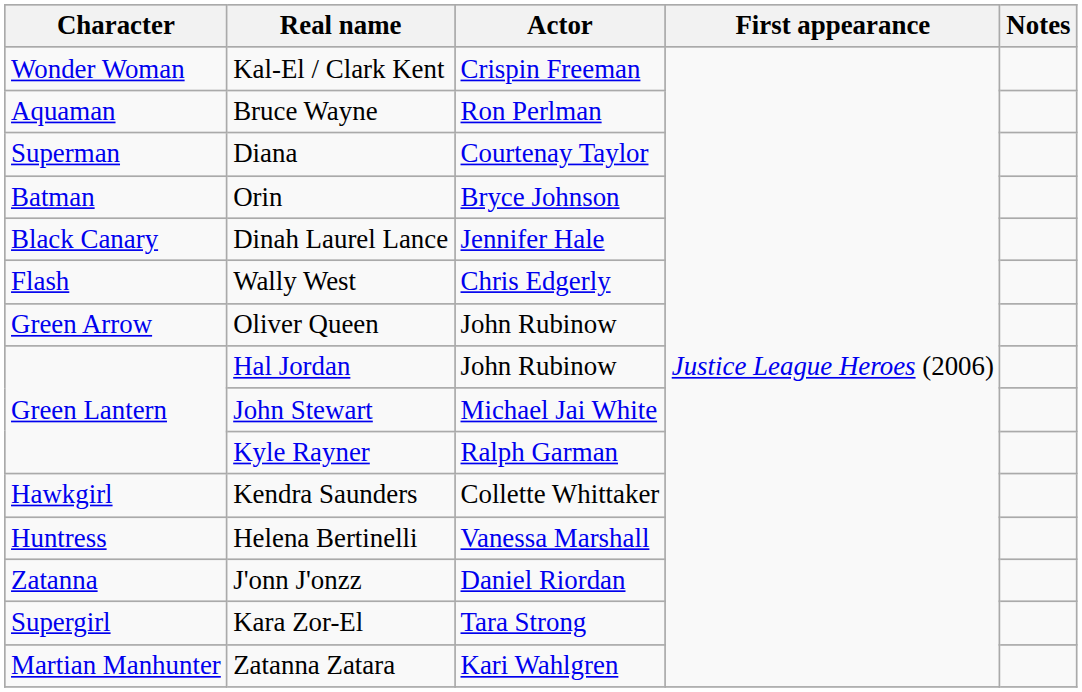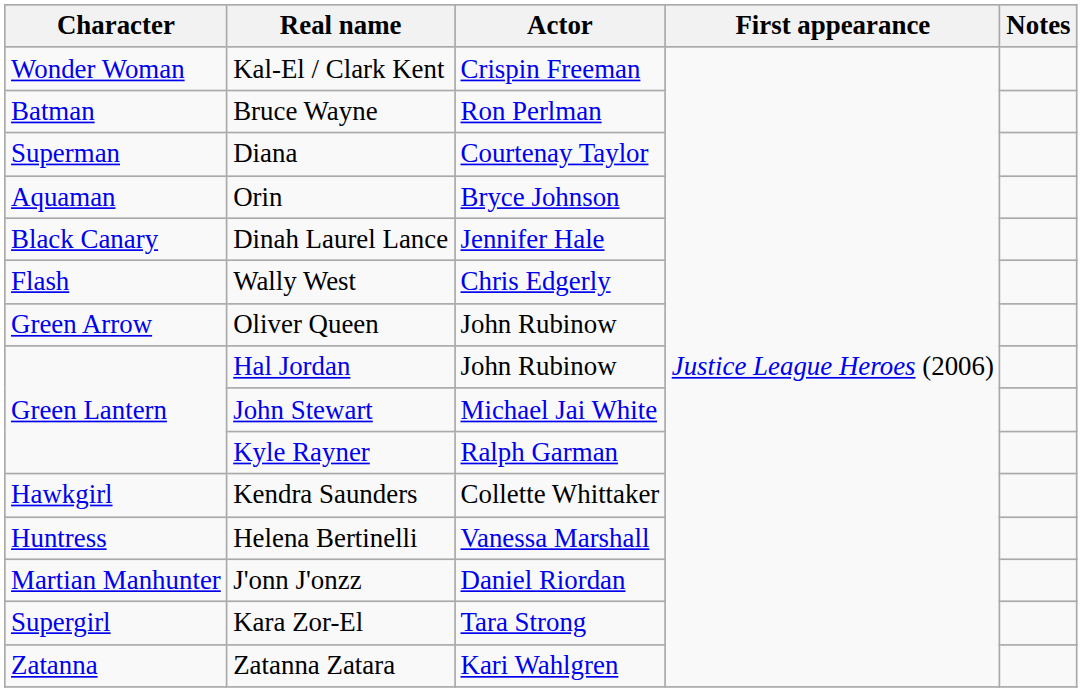(63, 111) Aquaman -> (53, 111) Batman
(53, 196) Batman -> (63, 196) Aquaman
(54, 580) Zatanna -> (116, 580) Martian Manhunter
(116, 665) Martian Manhunter -> (54, 665) Zatanna
